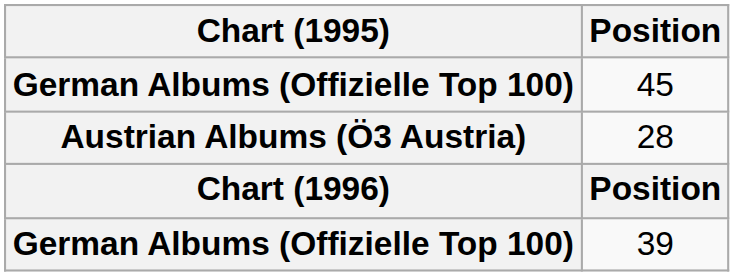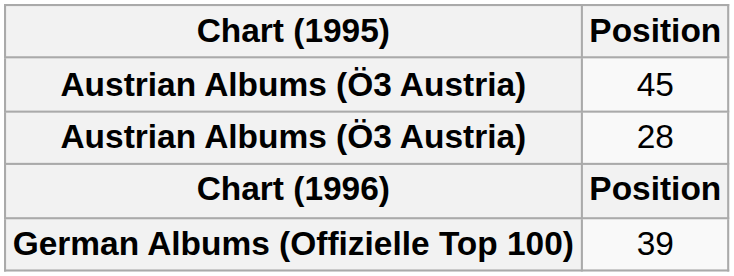(293, 84) German Albums (Offizielle Top 100) -> (293, 84) Austrian Albums (Ö3 Austria)
